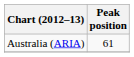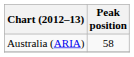(108, 43) 61 -> (108, 43) 58
